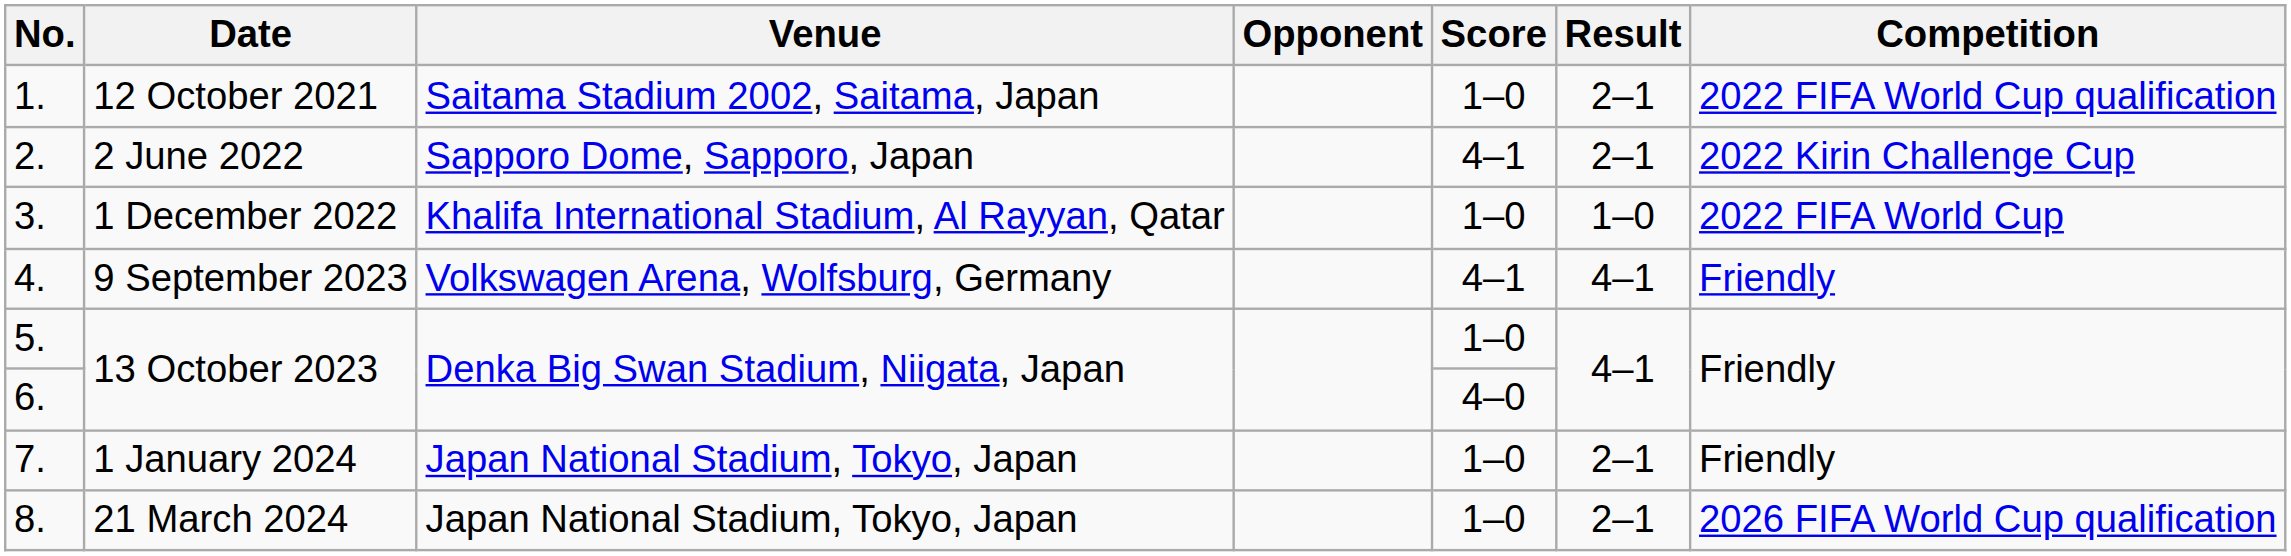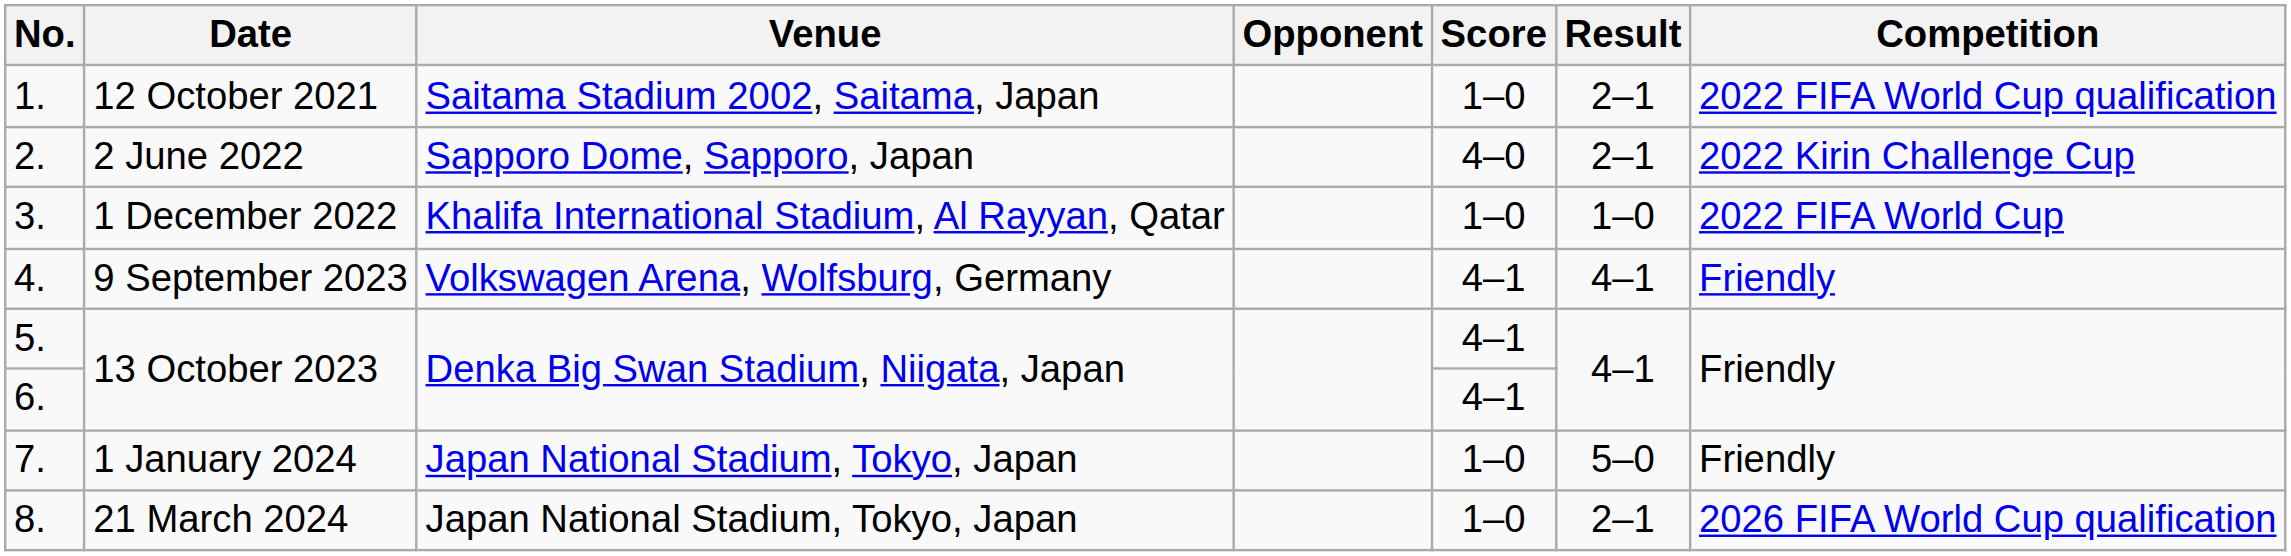(1494, 156) 4–1 -> (1494, 156) 4–0
(1494, 338) 1–0 -> (1494, 338) 4–1
(1494, 398) 4–0 -> (1494, 398) 4–1
(1623, 459) 2–1 -> (1623, 459) 5–0
